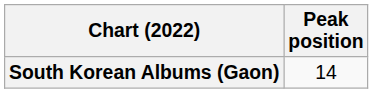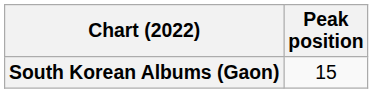(326, 72) 14 -> (326, 72) 15
